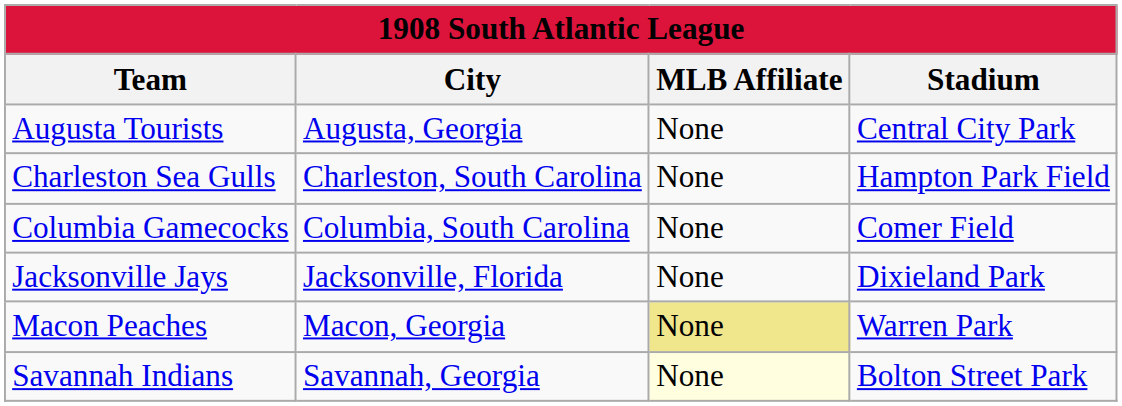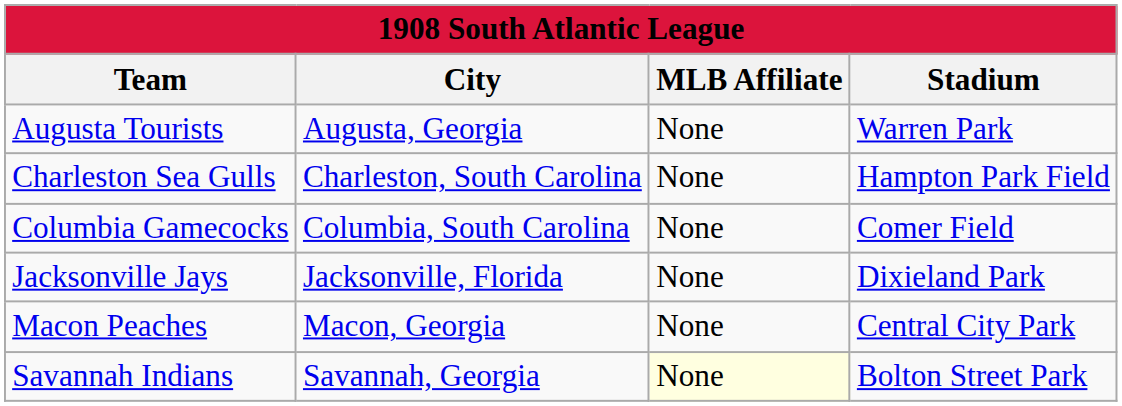(966, 128) Central City Park -> (935, 128) Warren Park
(690, 326) khaki background -> (690, 326) no background
(935, 326) Warren Park -> (966, 326) Central City Park
